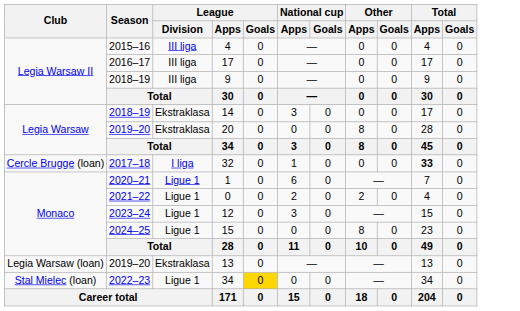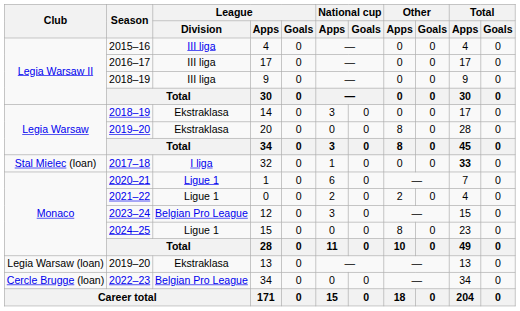(55, 163) Cercle Brugge (loan) -> (55, 163) Stal Mielec (loan)
(182, 213) Ligue 1 -> (201, 213) Belgian Pro League
(55, 280) Stal Mielec (loan) -> (55, 280) Cercle Brugge (loan)
(182, 280) Ligue 1 -> (201, 280) Belgian Pro League
(260, 280) gold background -> (299, 280) no background
